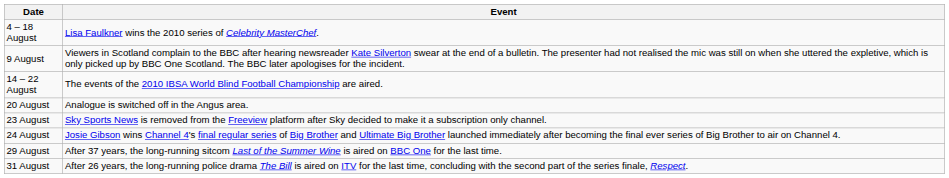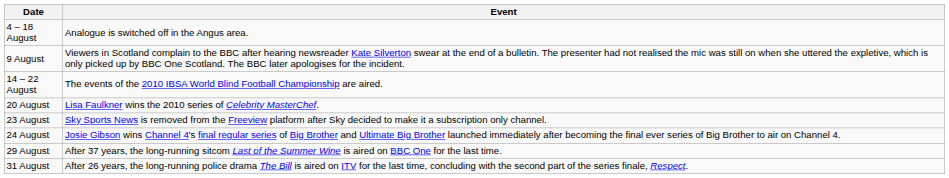(192, 32) Lisa Faulkner wins the 2010 series of Celebrity MasterChef. -> (157, 32) Analogue is switched off in the Angus area.
(157, 105) Analogue is switched off in the Angus area. -> (192, 105) Lisa Faulkner wins the 2010 series of Celebrity MasterChef.
